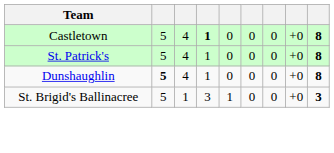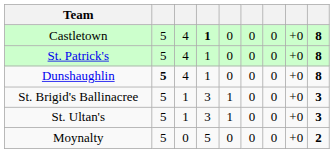+ row: (78, 117)
+ row: (78, 138)
